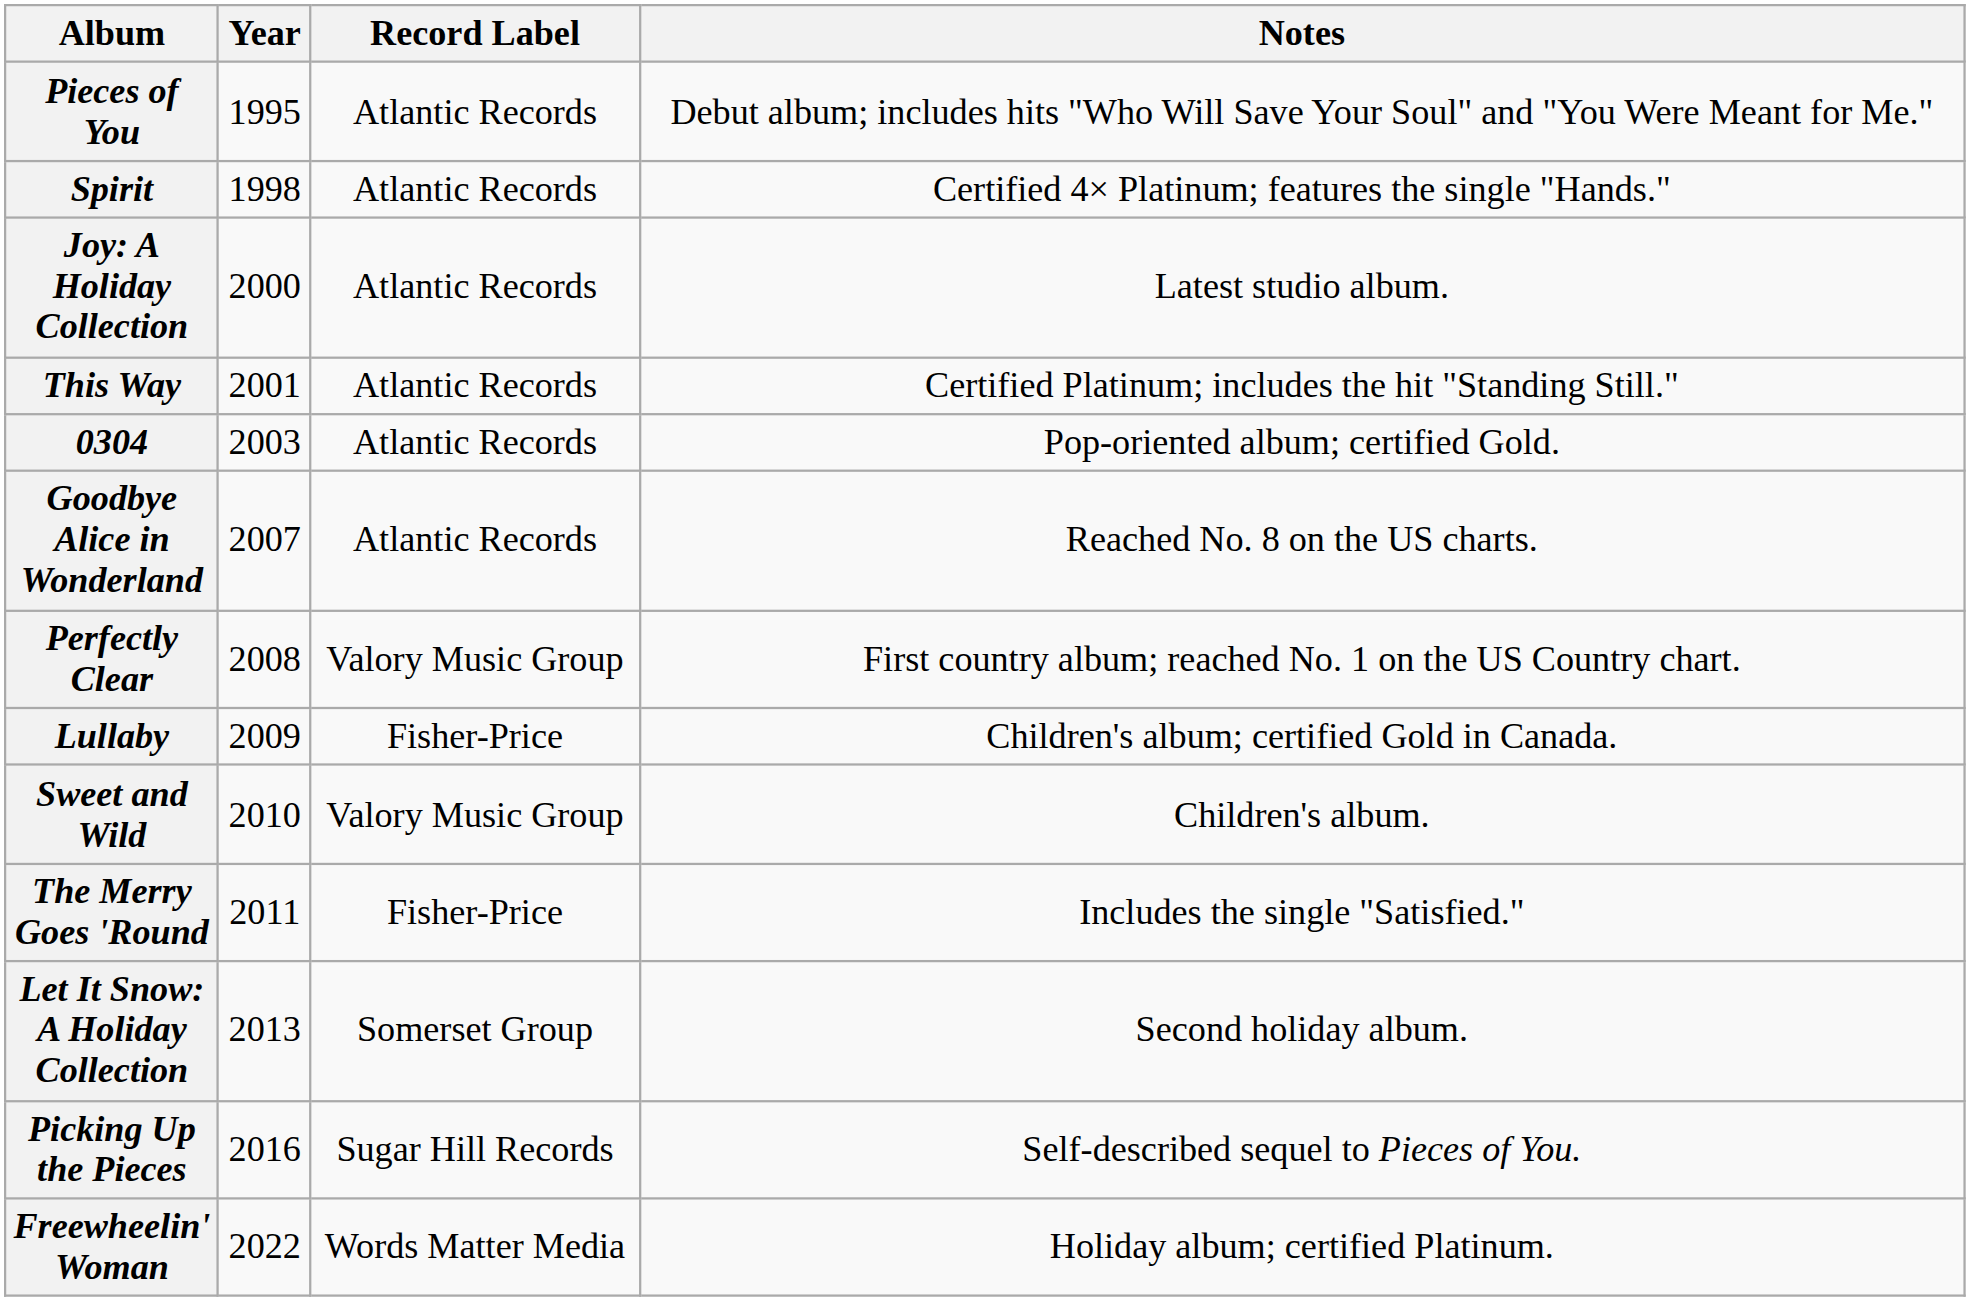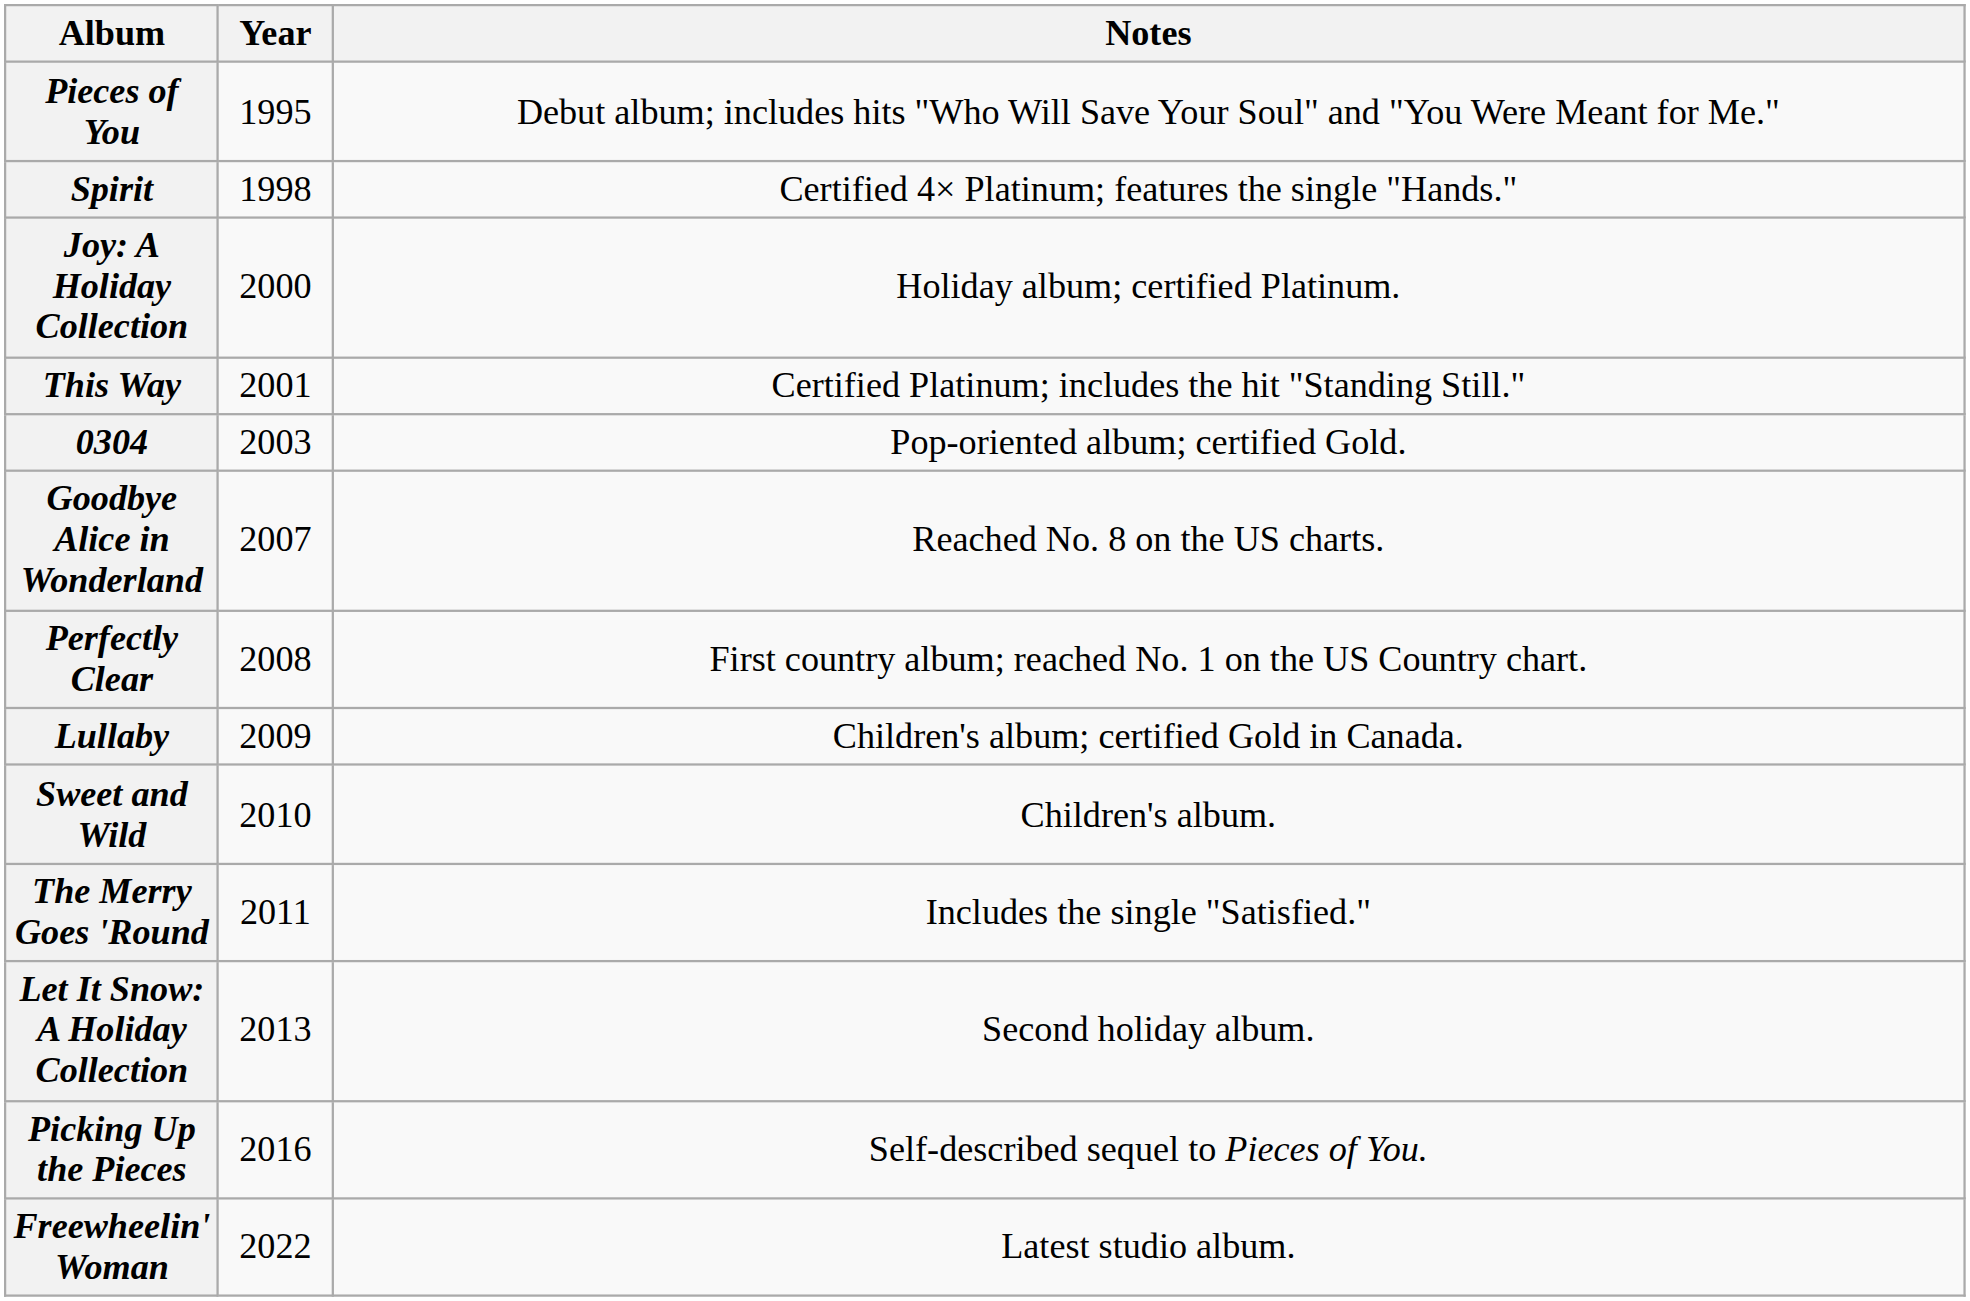- column: (475, 33)
(1302, 286) Latest studio album. -> (1148, 286) Holiday album; certified Platinum.
(1302, 1246) Holiday album; certified Platinum. -> (1148, 1246) Latest studio album.
